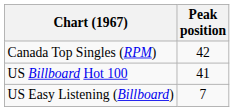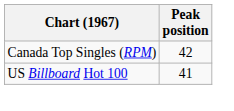- row: (91, 95)
